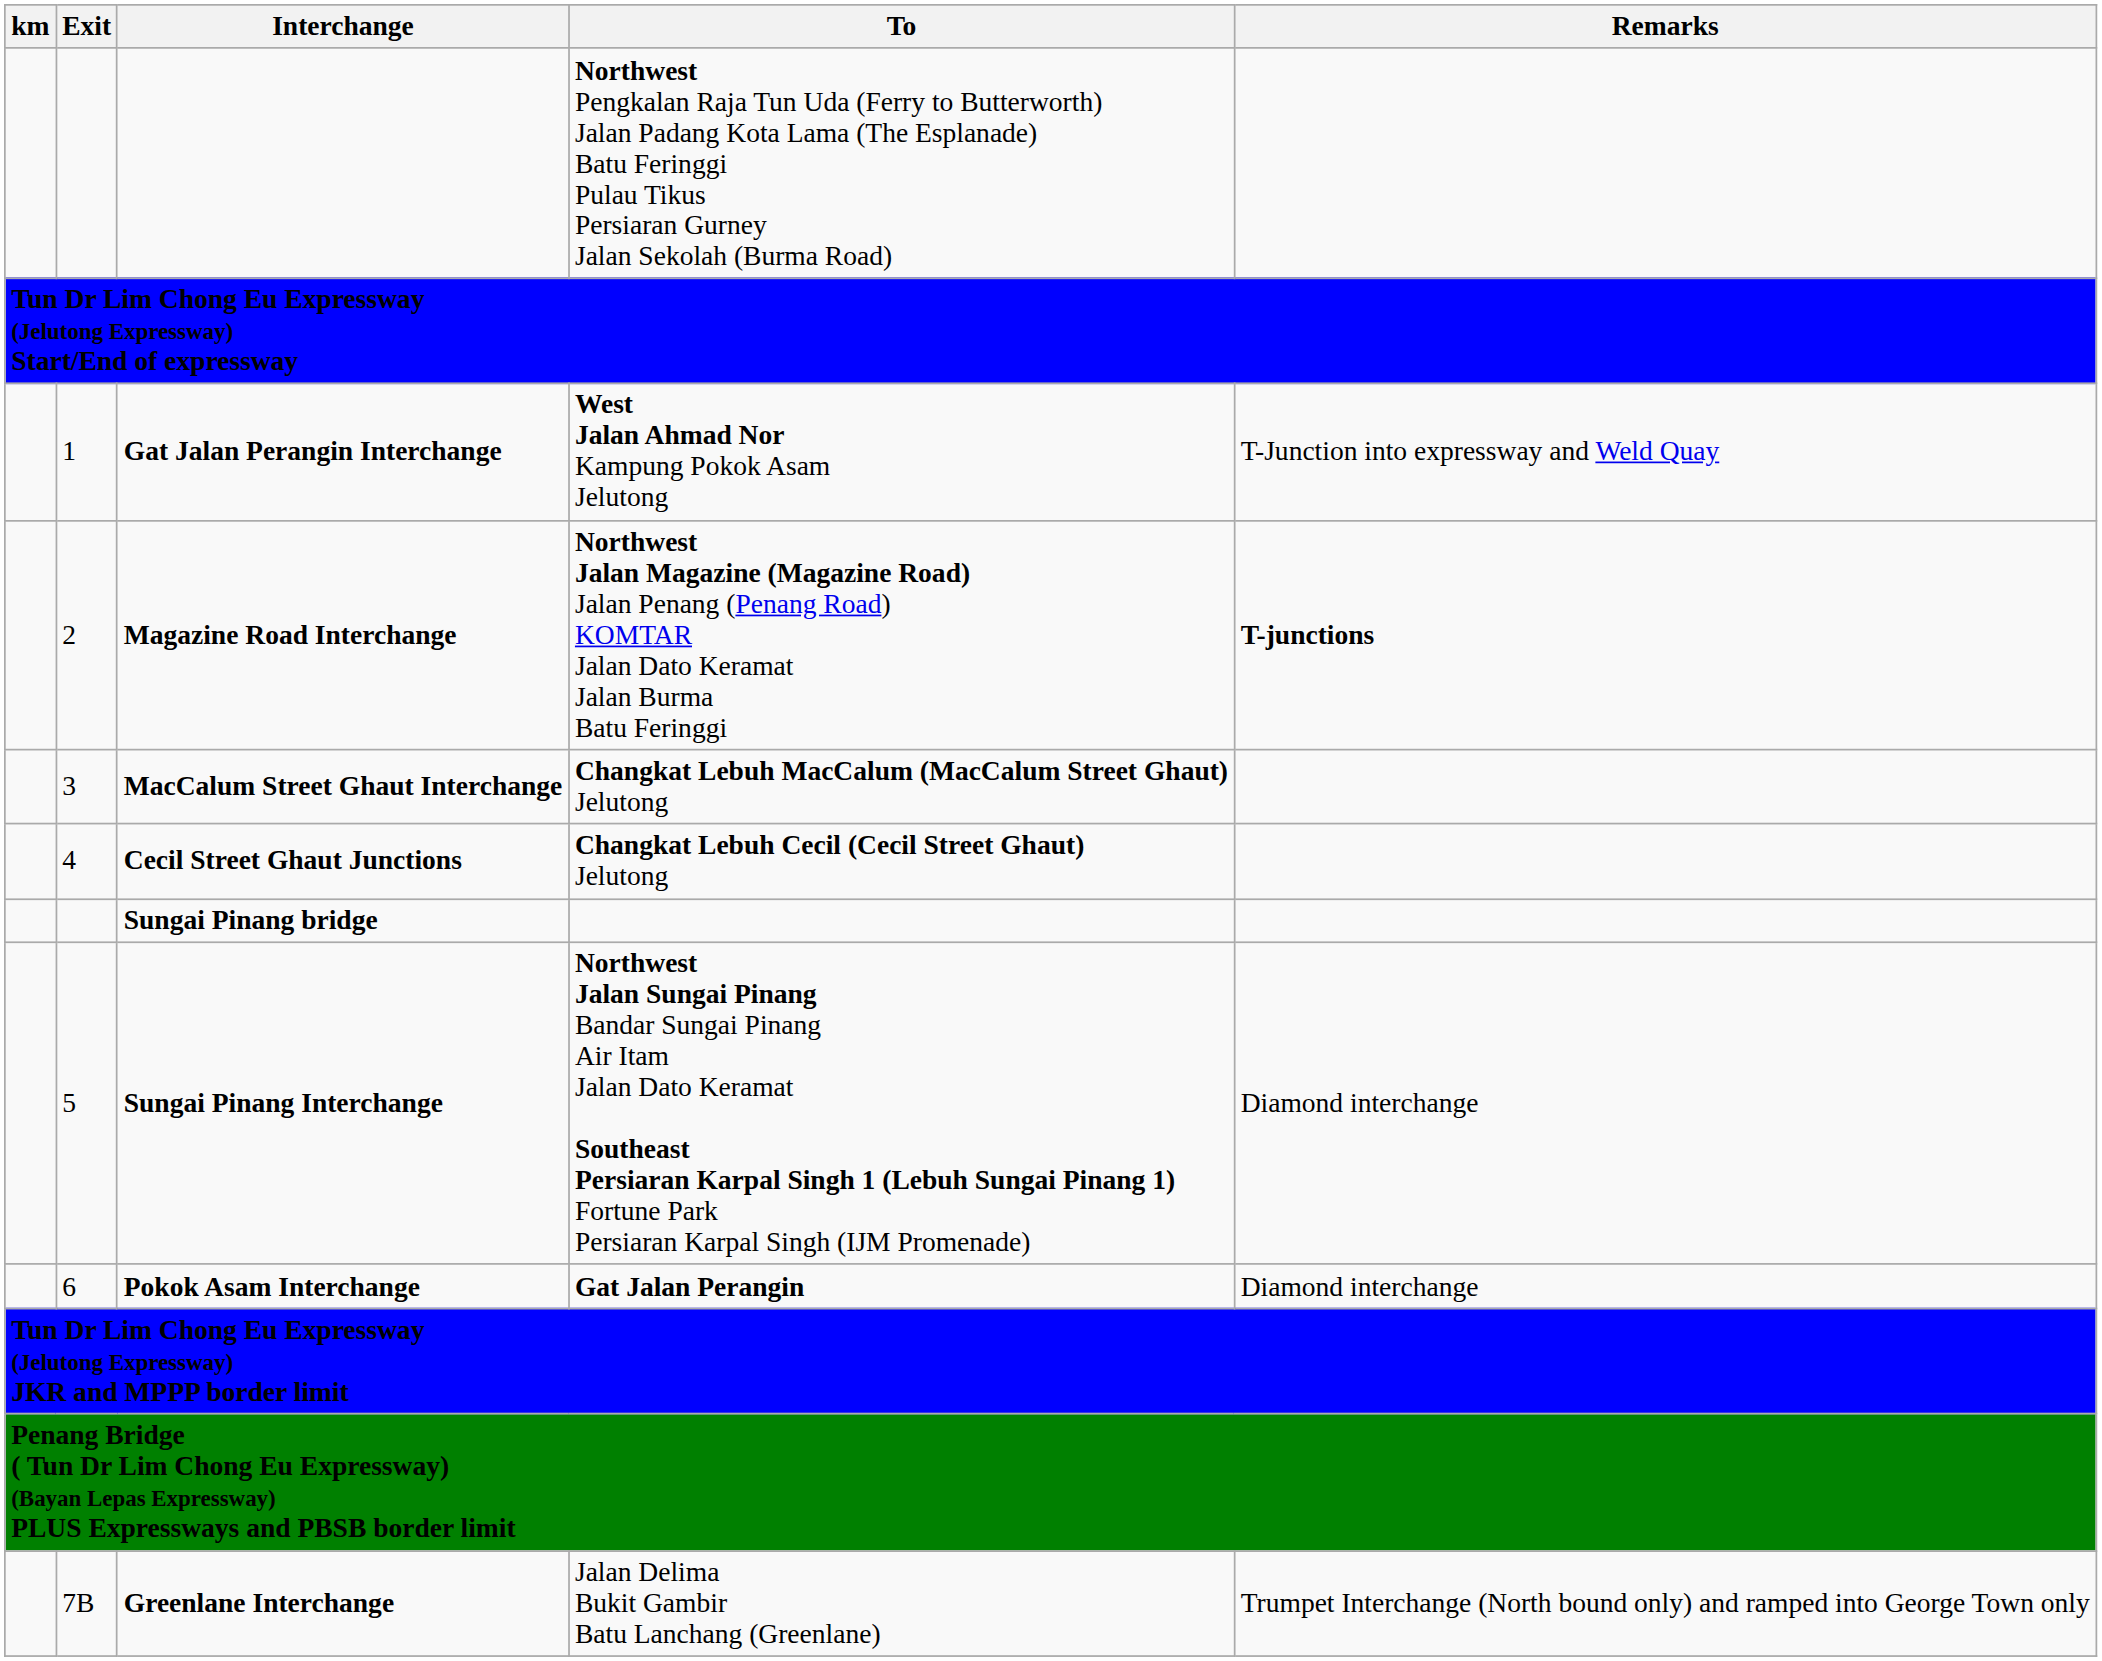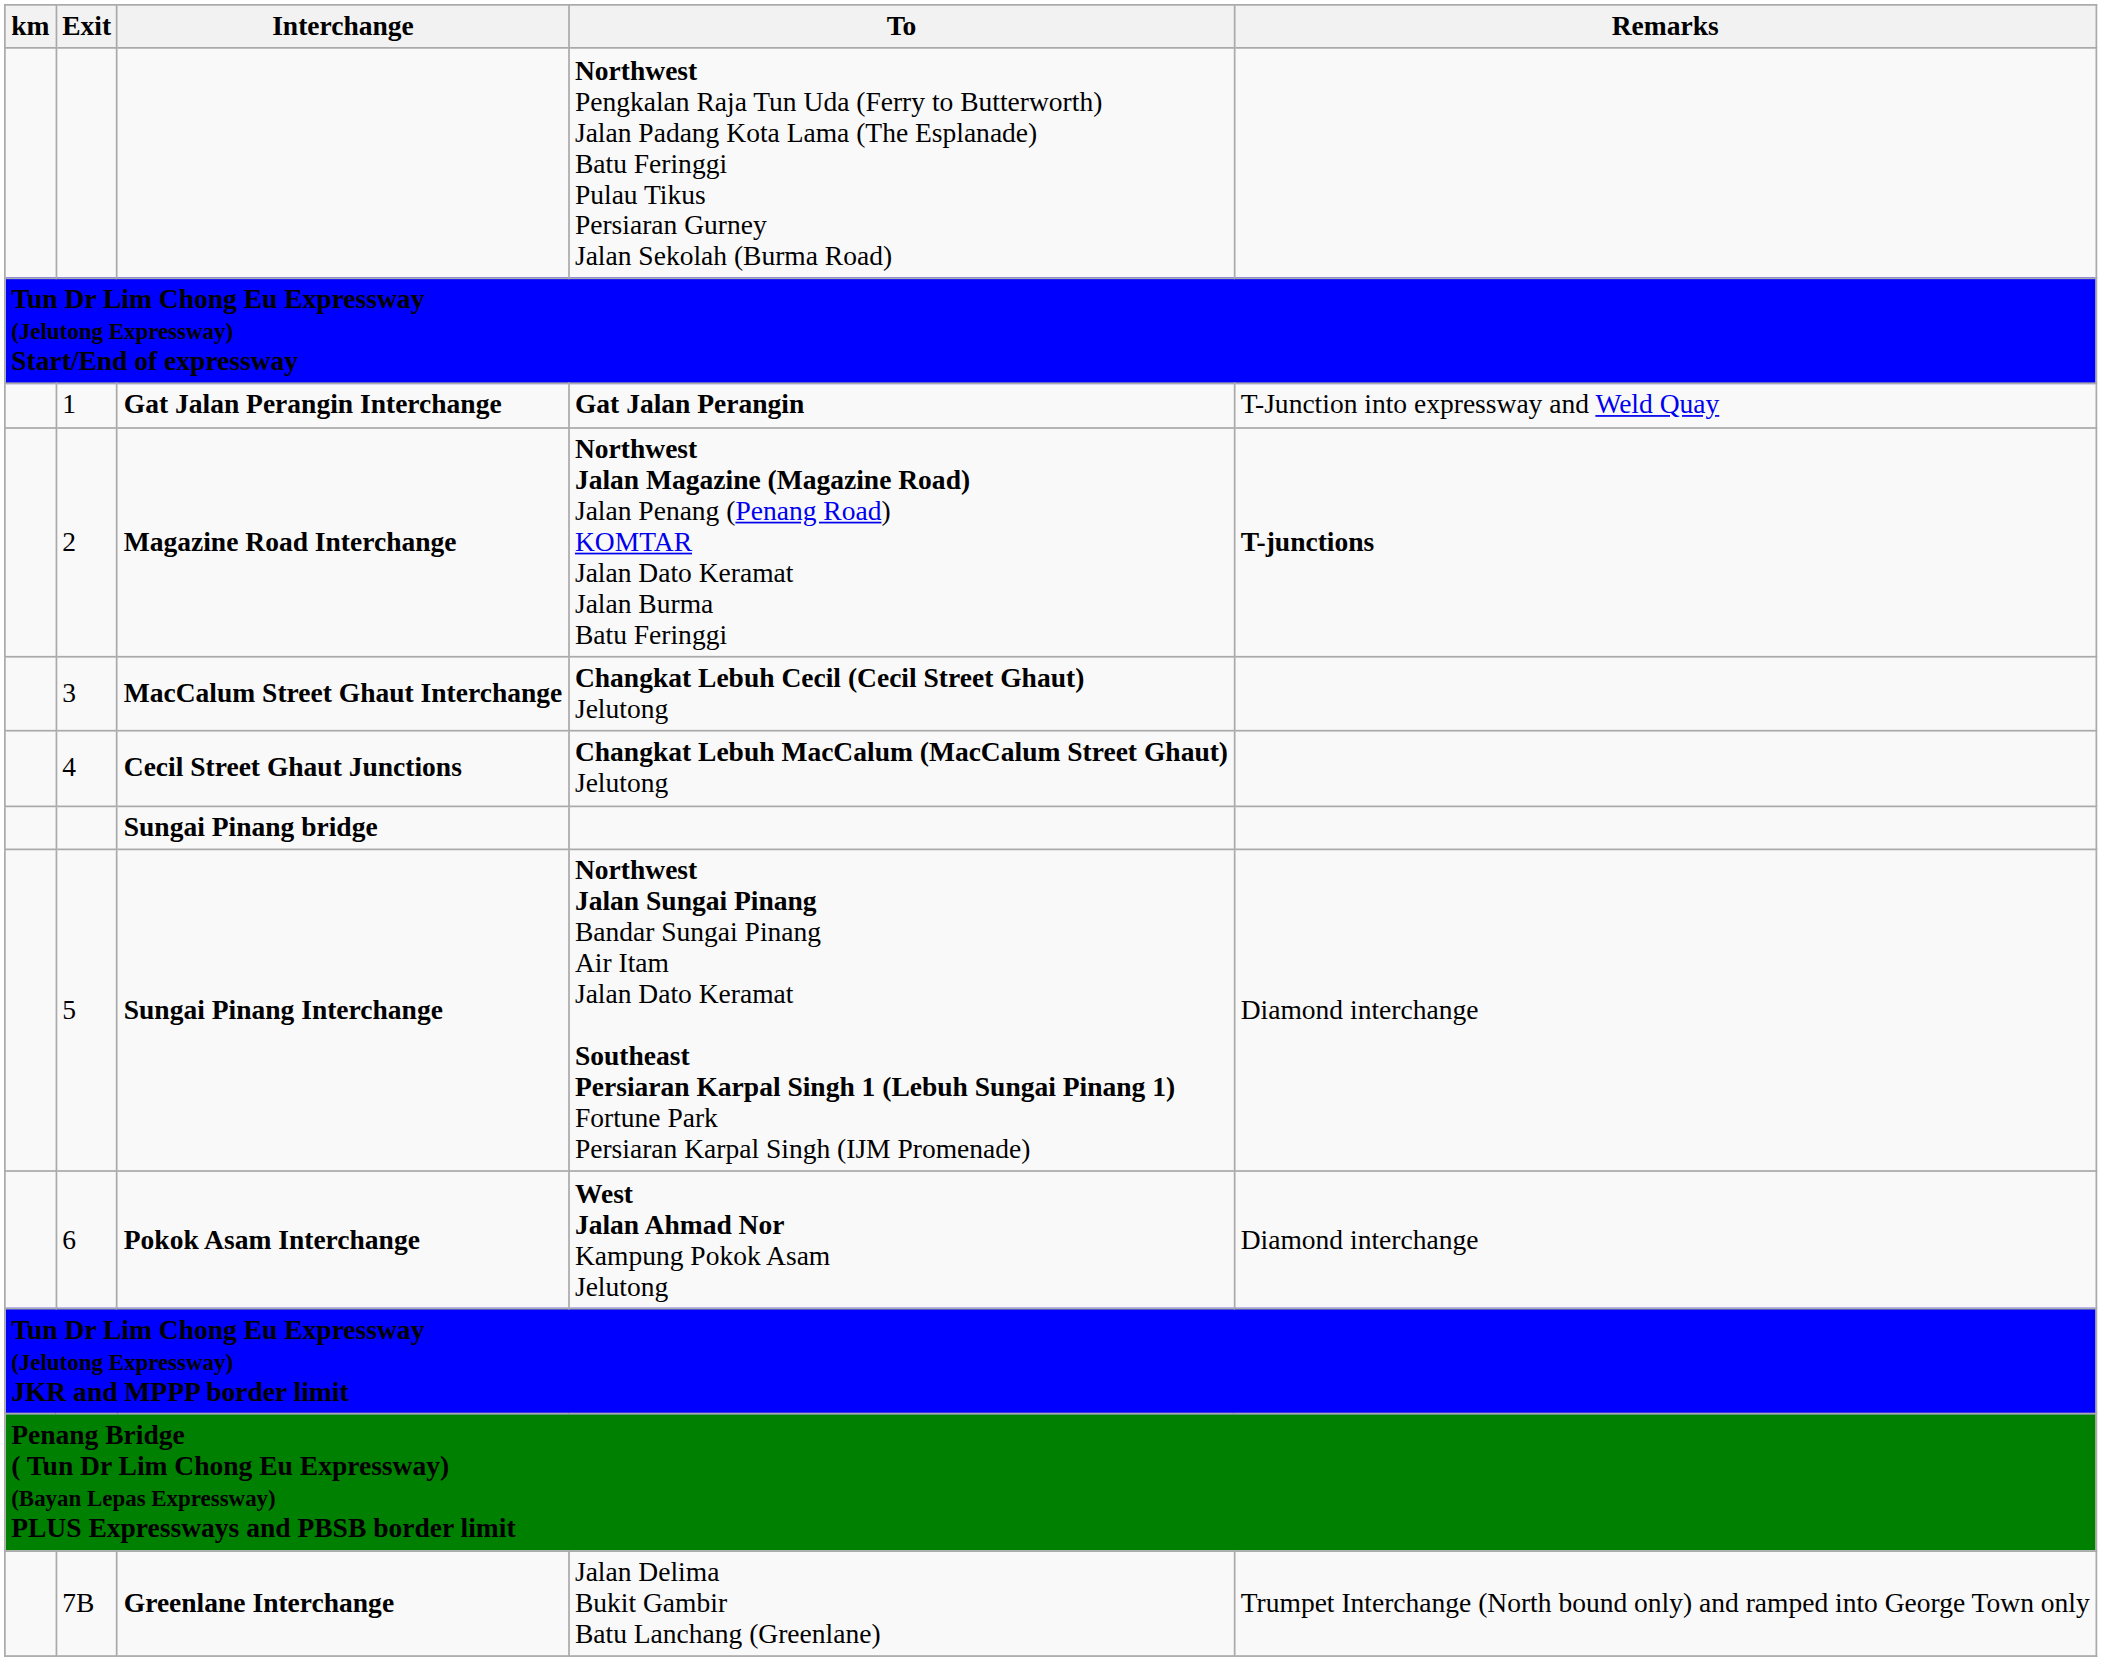(703, 451) West Jalan Ahmad Nor Kampung Pokok Asam Jelutong -> (690, 404) Gat Jalan Perangin
(901, 786) Changkat Lebuh MacCalum (MacCalum Street Ghaut) Jelutong -> (830, 693) Changkat Lebuh Cecil (Cecil Street Ghaut) Jelutong
(830, 860) Changkat Lebuh Cecil (Cecil Street Ghaut) Jelutong -> (901, 768) Changkat Lebuh MacCalum (MacCalum Street Ghaut) Jelutong
(690, 1286) Gat Jalan Perangin -> (703, 1239) West Jalan Ahmad Nor Kampung Pokok Asam Jelutong
